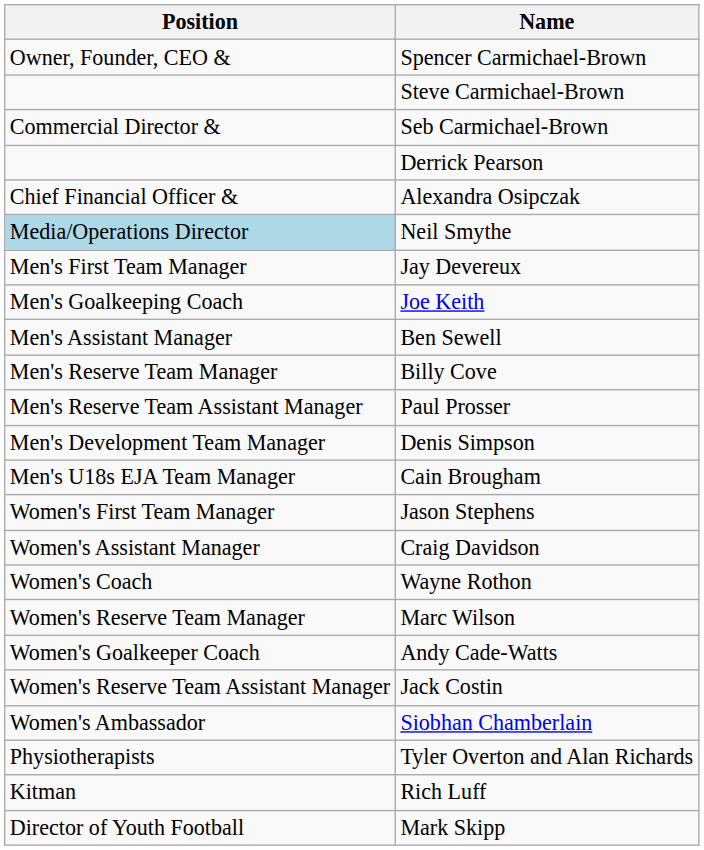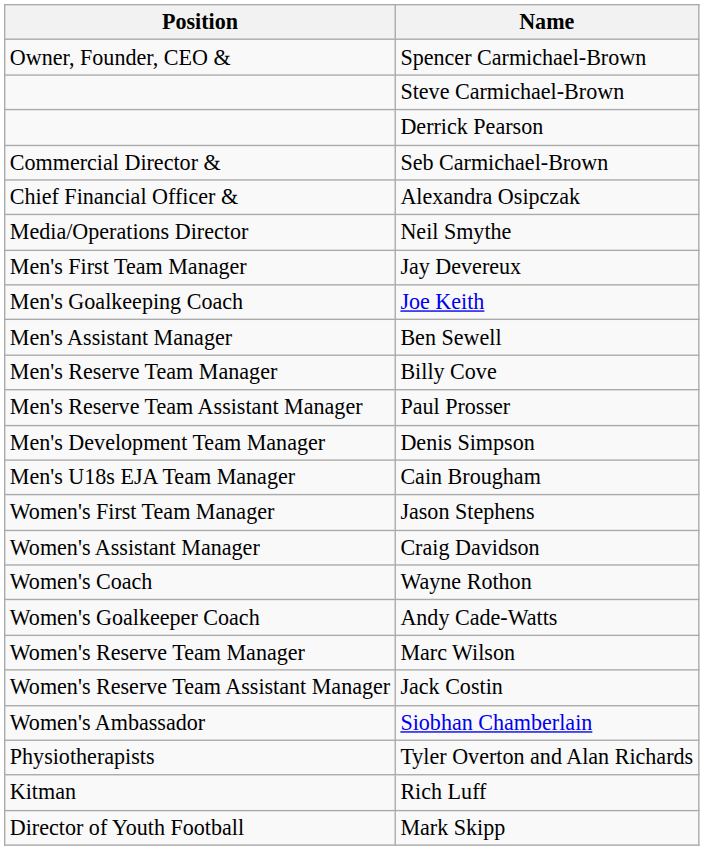rows swapped: (472, 162) <-> (504, 127)
(129, 232) lightblue background -> (129, 232) no background
rows swapped: (479, 652) <-> (458, 617)
